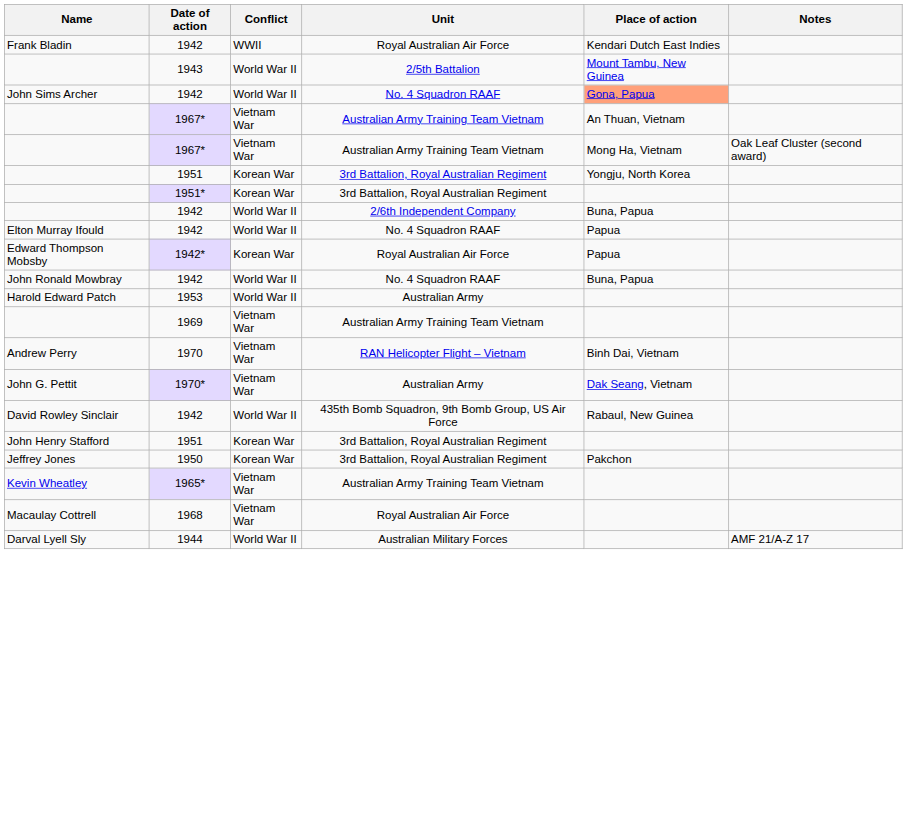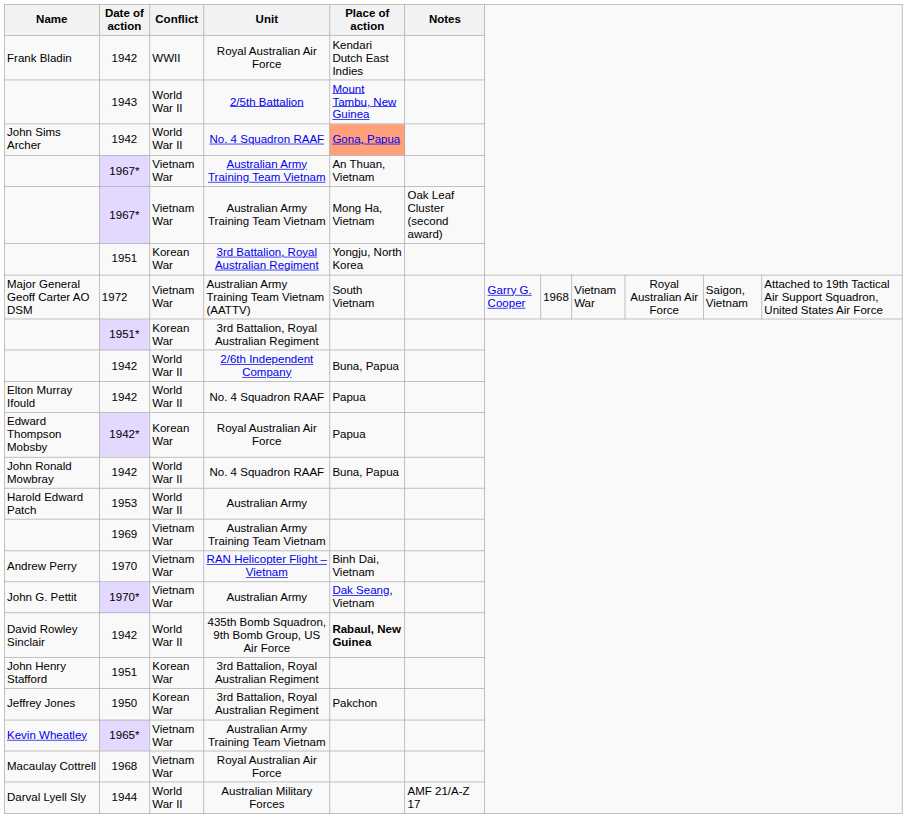+ row: (48, 297)
(640, 416) normal -> (367, 635) bold
